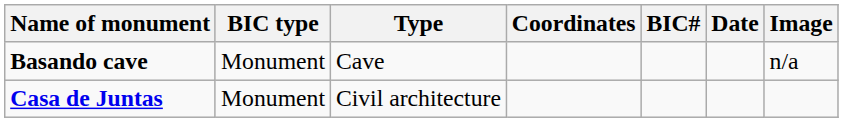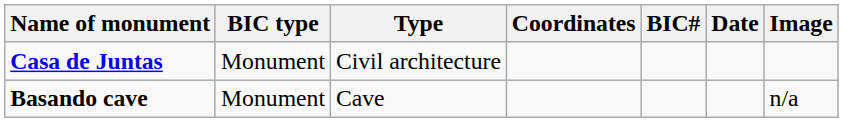rows swapped: (79, 60) <-> (87, 98)
